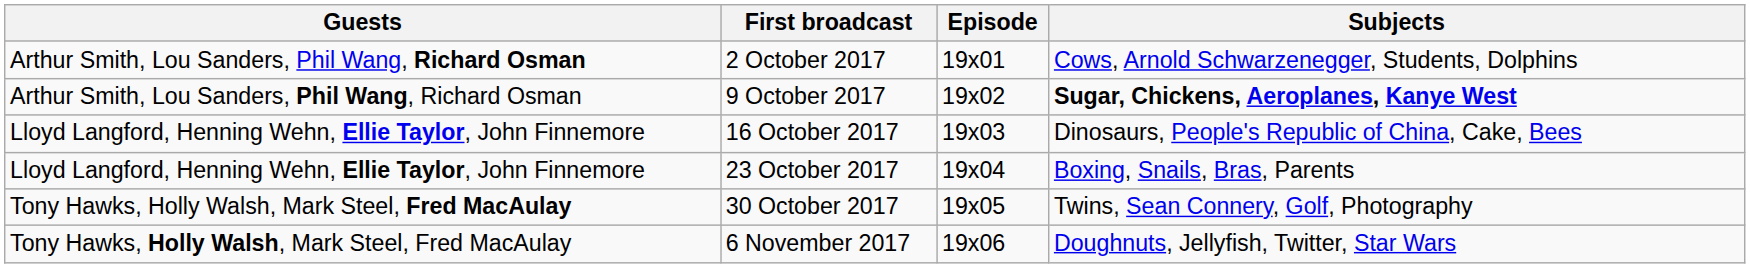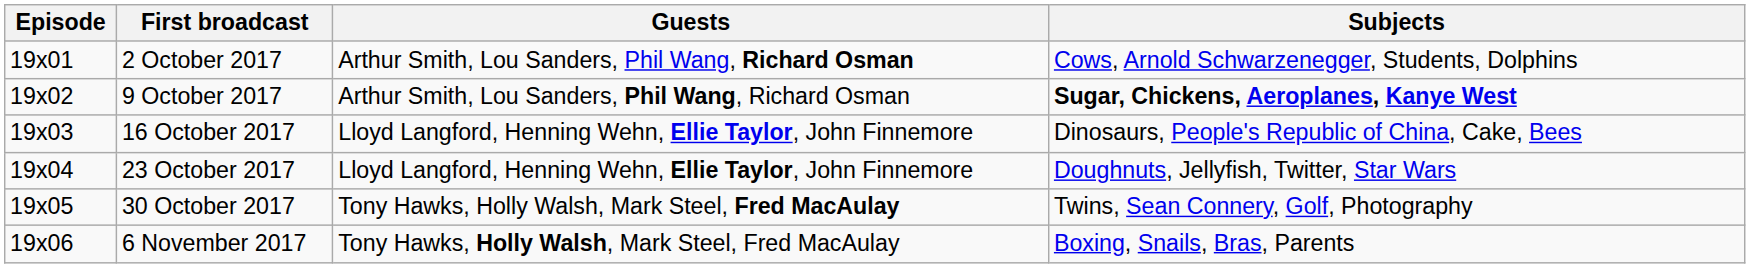columns swapped: (993, 22) <-> (363, 22)
(1204, 170) Boxing, Snails, Bras, Parents -> (1255, 170) Doughnuts, Jellyfish, Twitter, Star Wars
(1255, 243) Doughnuts, Jellyfish, Twitter, Star Wars -> (1204, 243) Boxing, Snails, Bras, Parents
